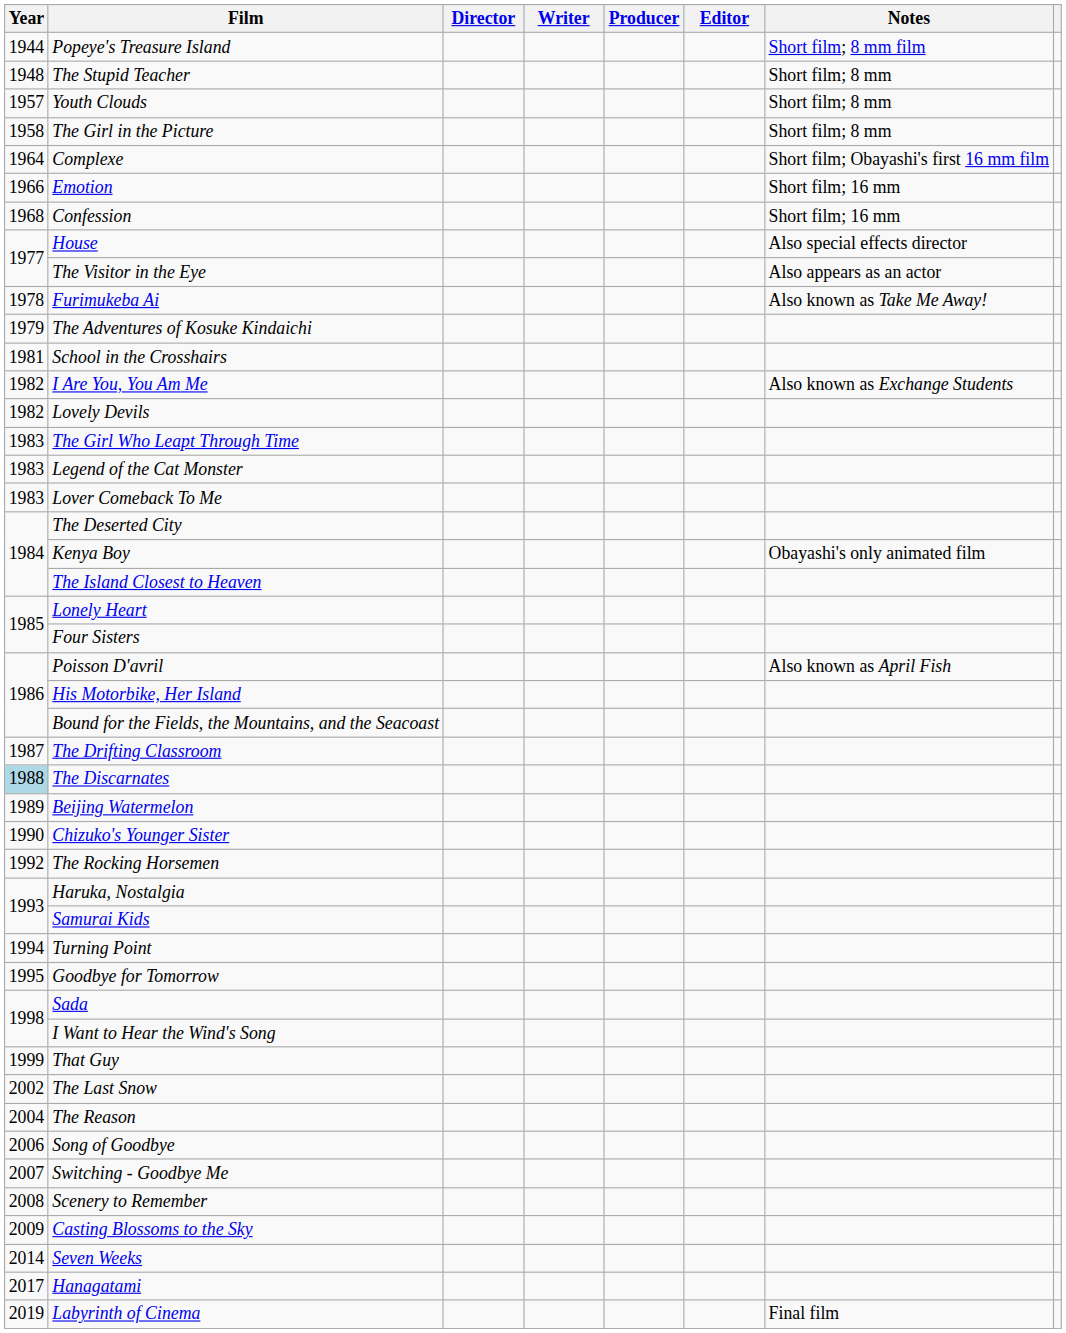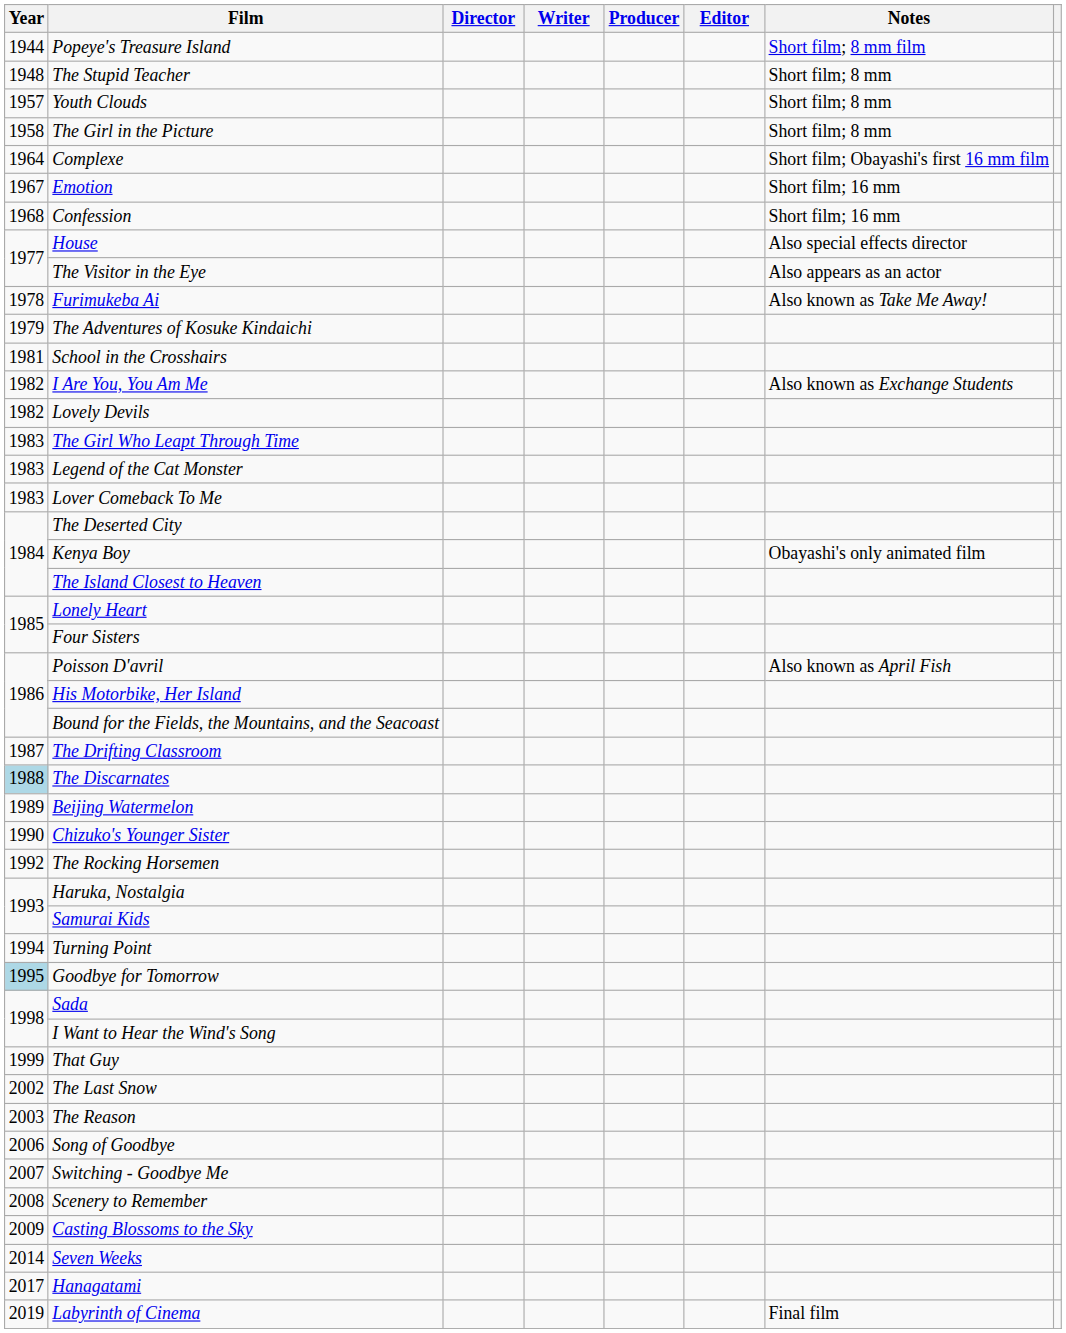(26, 187) 1966 -> (26, 187) 1967
(26, 976) no background -> (26, 976) lightblue background
(26, 1117) 2004 -> (26, 1117) 2003
